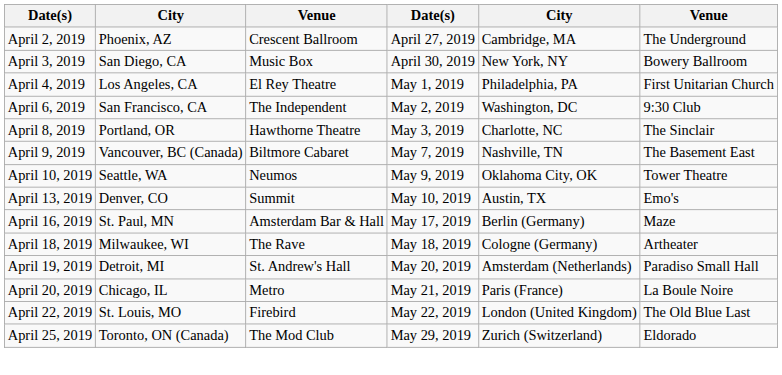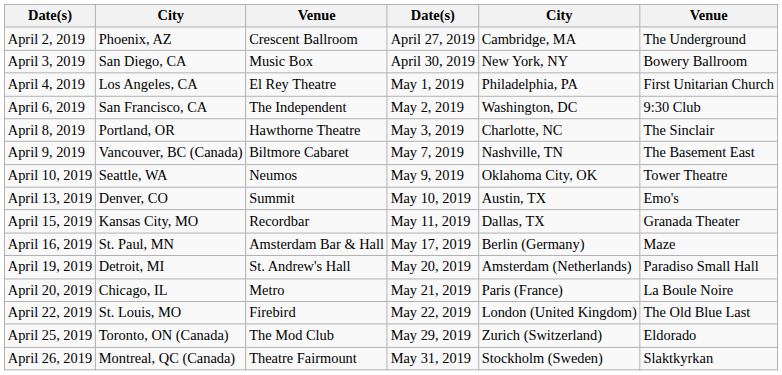+ row: (50, 221)
- row: (50, 244)
+ row: (50, 358)
